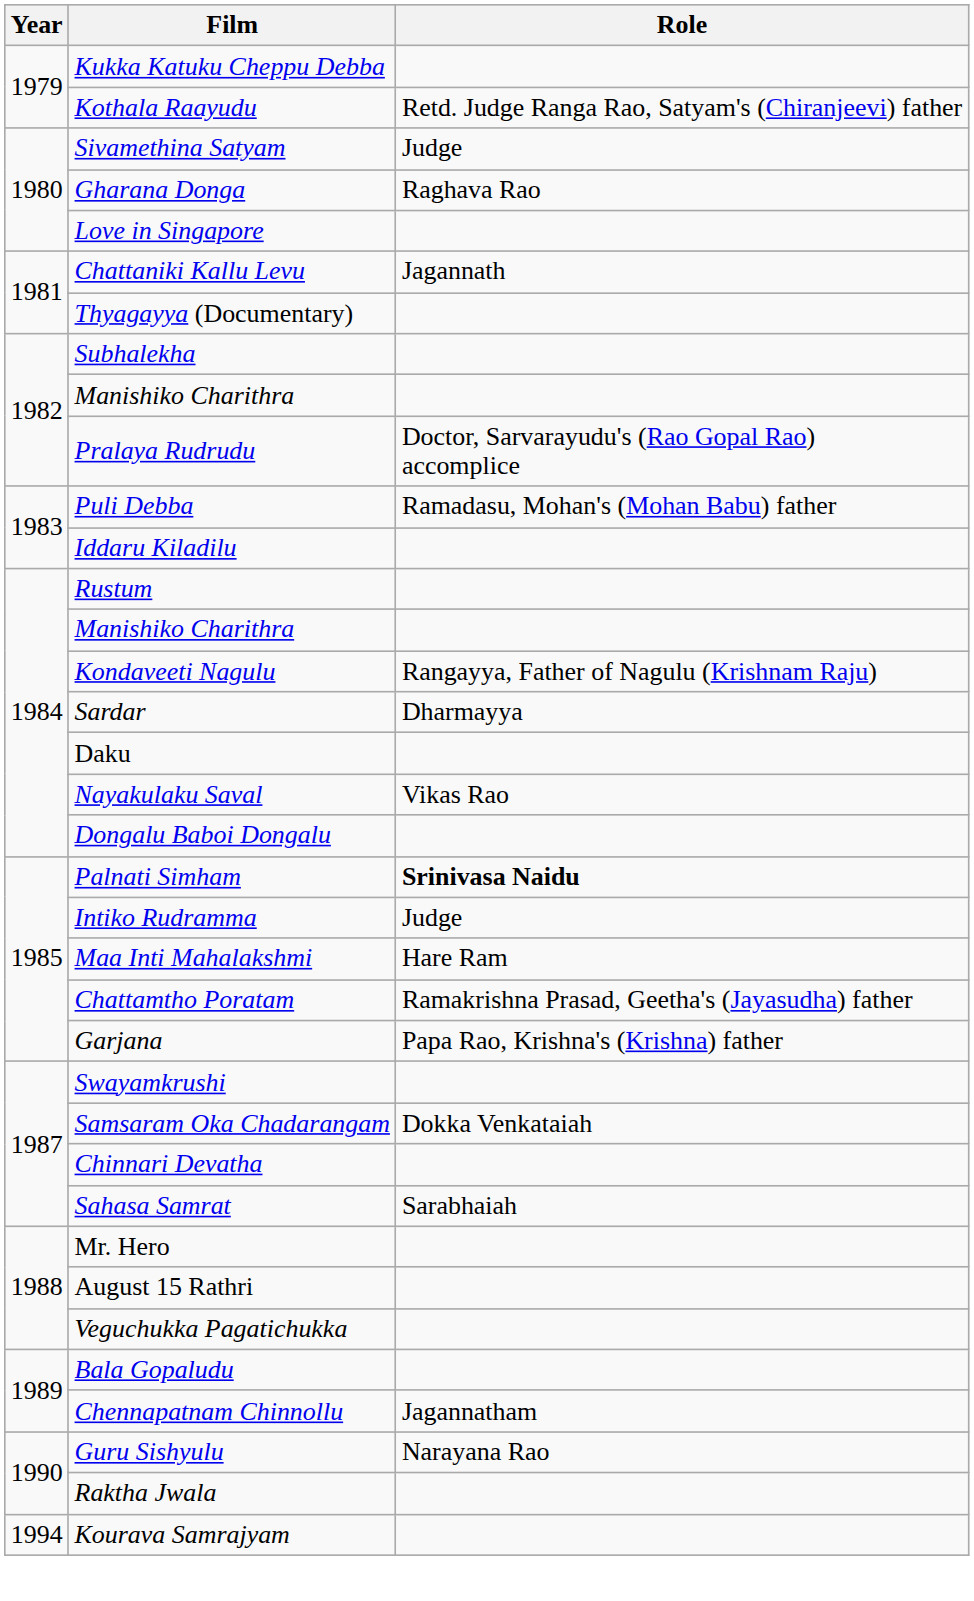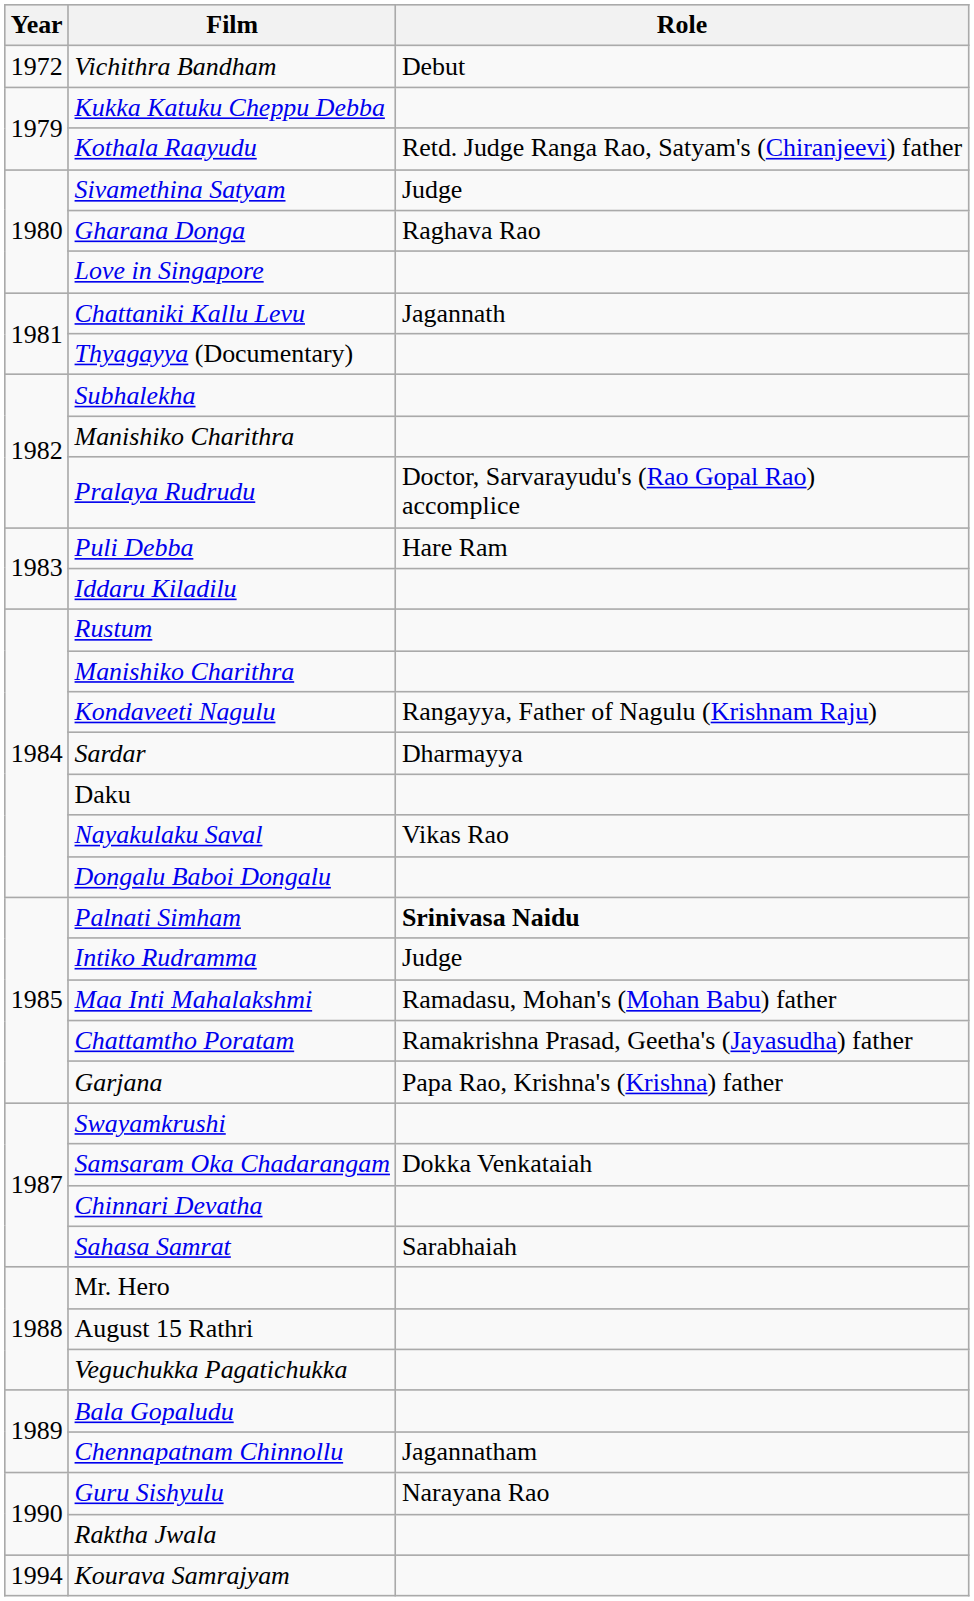+ row: (37, 66)
(619, 506) Ramadasu, Mohan's (Mohan Babu) father -> (455, 547) Hare Ram
(455, 958) Hare Ram -> (619, 999) Ramadasu, Mohan's (Mohan Babu) father
